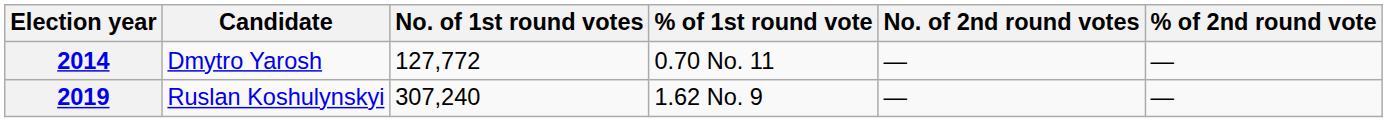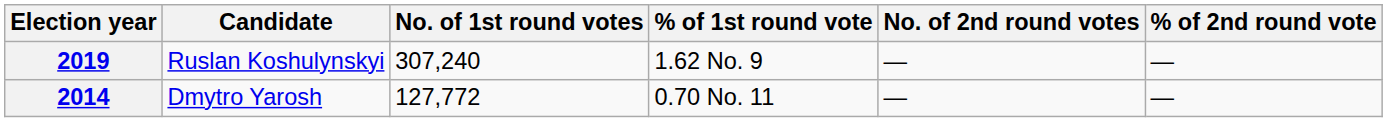rows swapped: (83, 60) <-> (83, 97)
